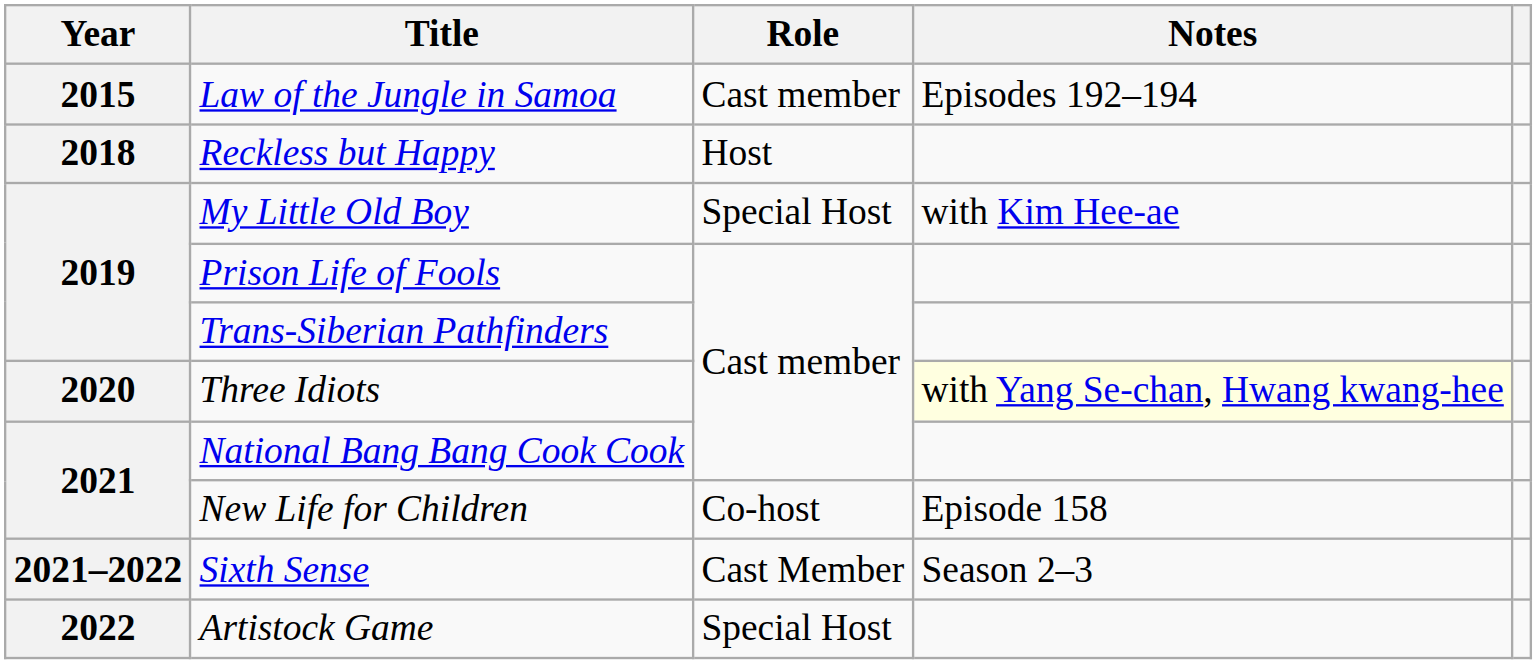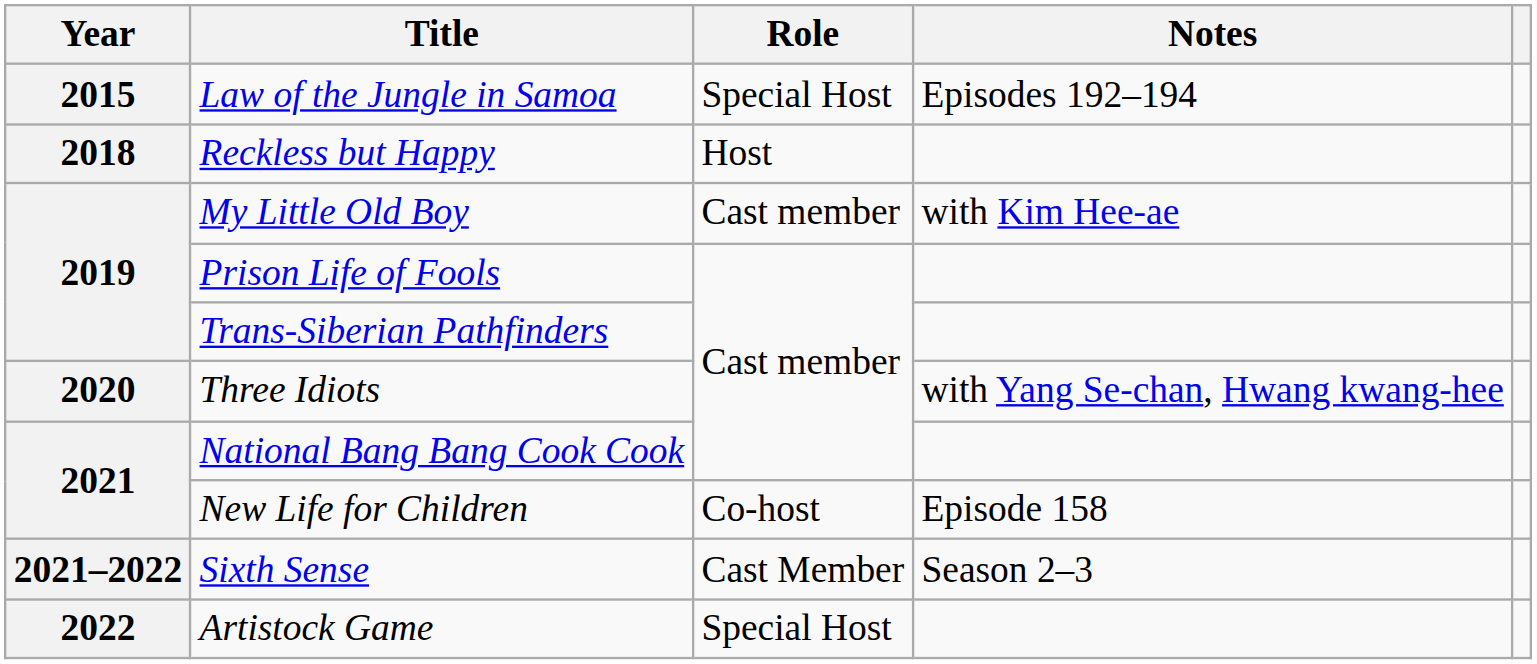(801, 93) Cast member -> (797, 93) Special Host
(797, 212) Special Host -> (801, 212) Cast member
(1213, 390) lightyellow background -> (1213, 390) no background
